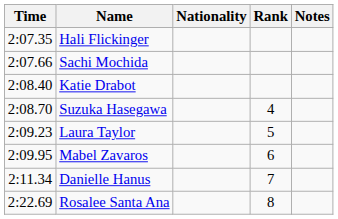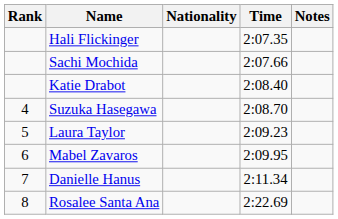columns swapped: (271, 16) <-> (30, 16)
